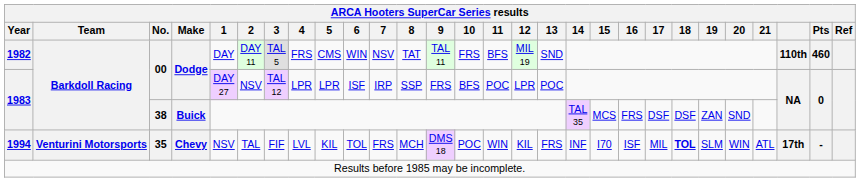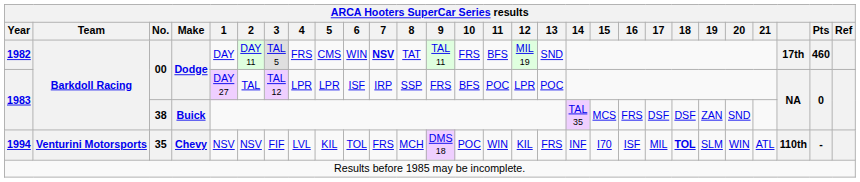(383, 55) normal -> (383, 55) bold
(793, 55) 110th -> (793, 55) 17th
(251, 85) NSV -> (251, 85) TAL
(251, 145) TAL -> (251, 145) NSV
(793, 145) 17th -> (793, 145) 110th
